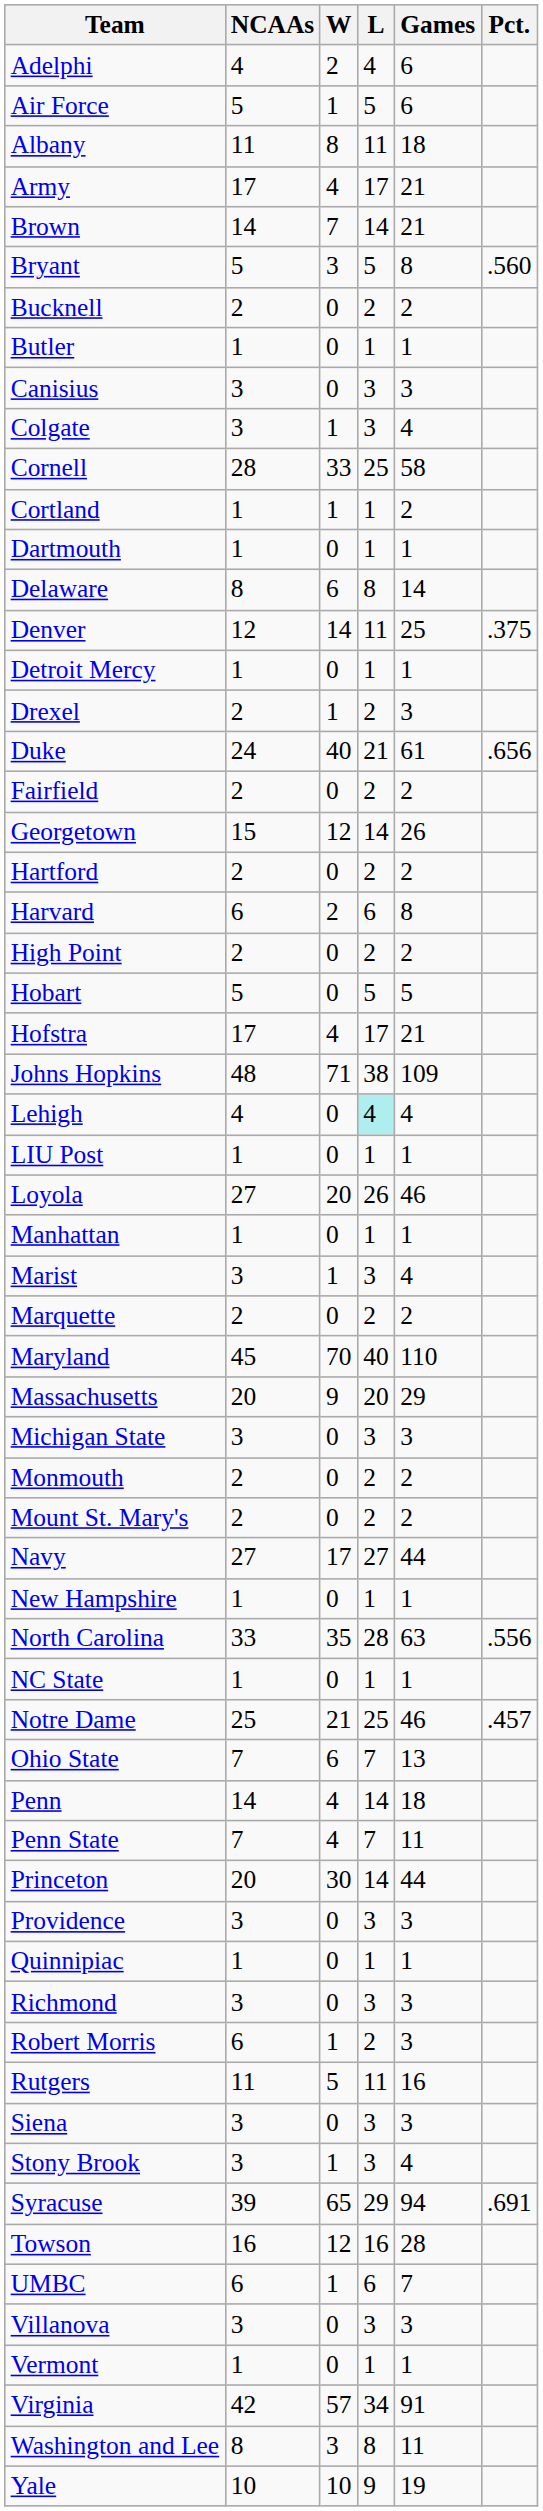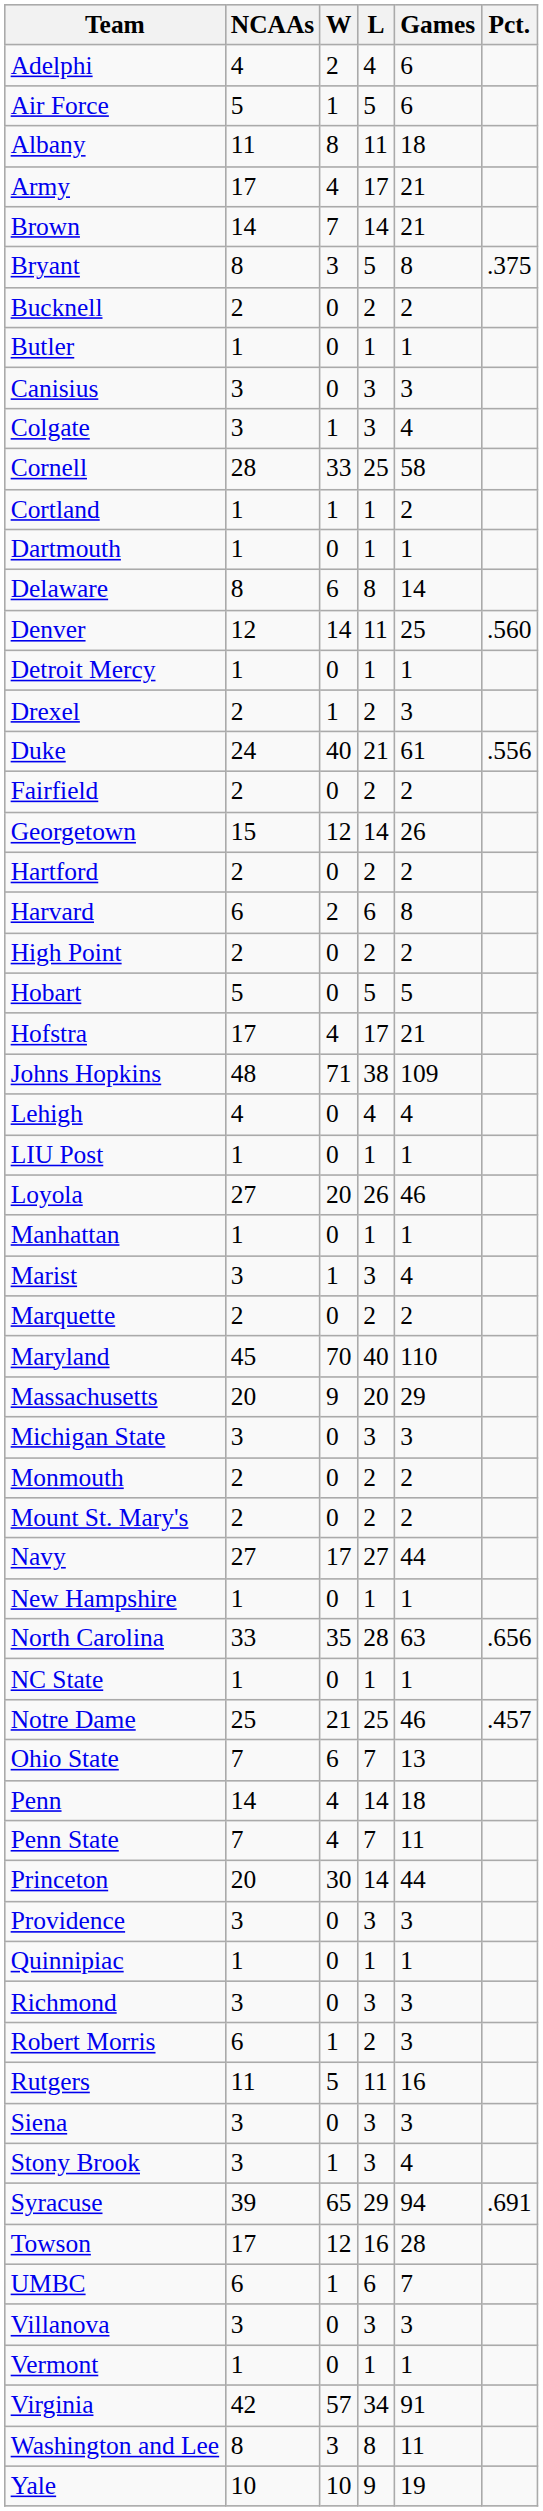(237, 266) 5 -> (237, 266) 8
(509, 266) .560 -> (509, 266) .375
(509, 629) .375 -> (509, 629) .560
(509, 750) .656 -> (509, 750) .556
(370, 1114) paleturquoise background -> (370, 1114) no background
(509, 1638) .556 -> (509, 1638) .656
(244, 2243) 16 -> (244, 2243) 17
